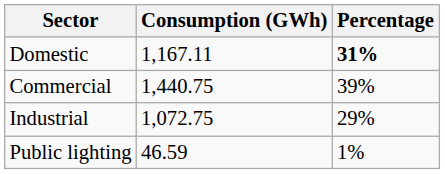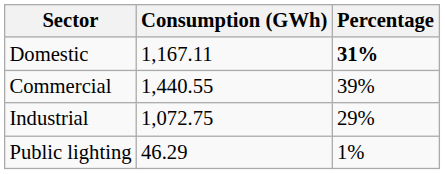(177, 86) 1,440.75 -> (177, 86) 1,440.55
(164, 151) 46.59 -> (164, 151) 46.29
